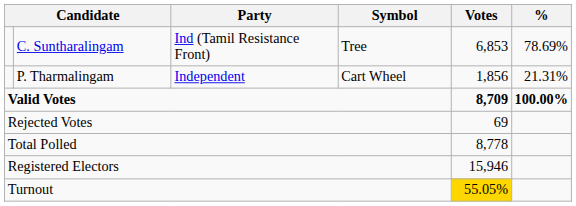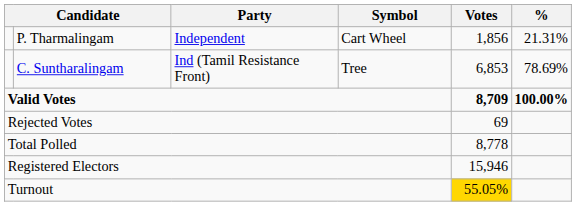rows swapped: (70, 46) <-> (65, 76)
